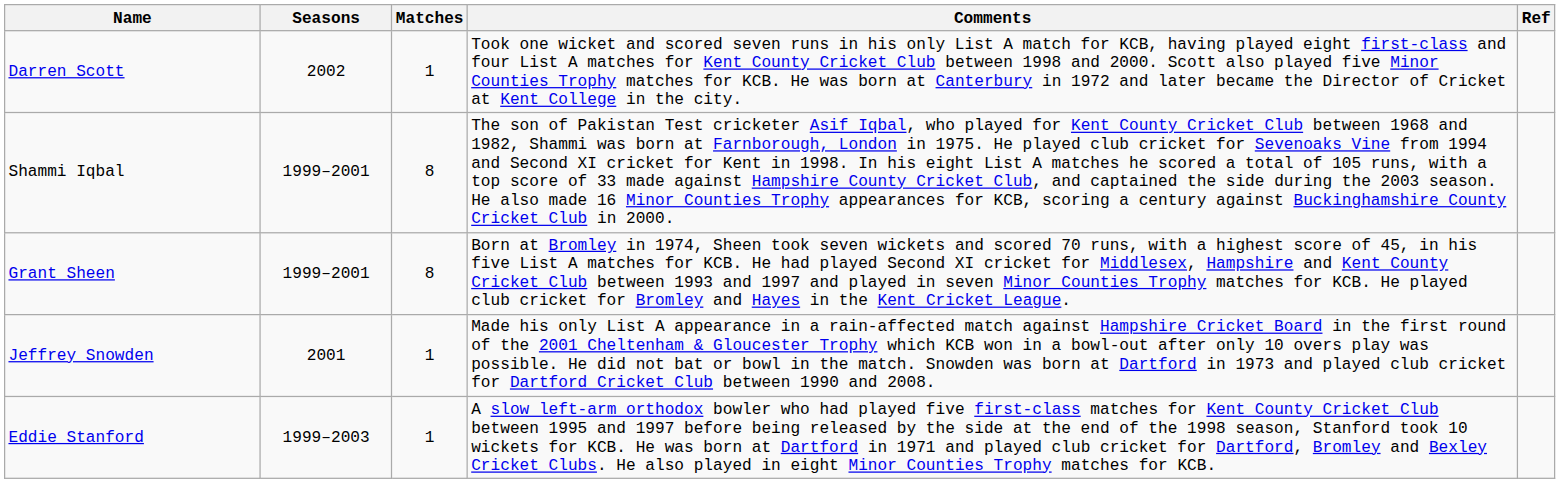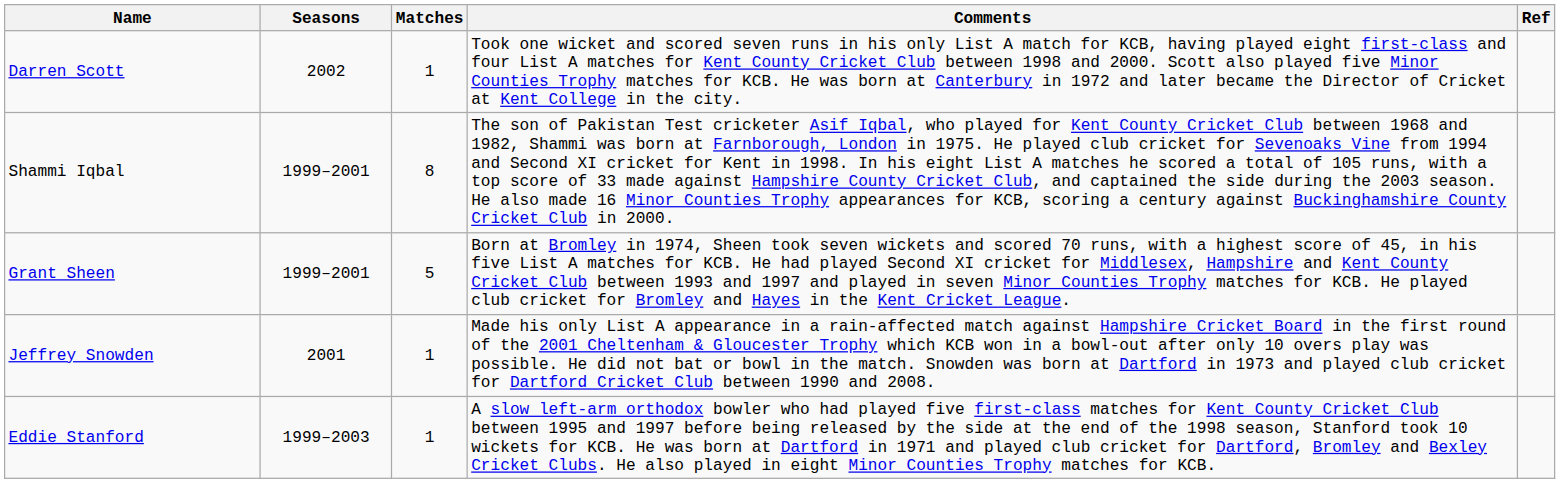(430, 273) 8 -> (430, 273) 5
